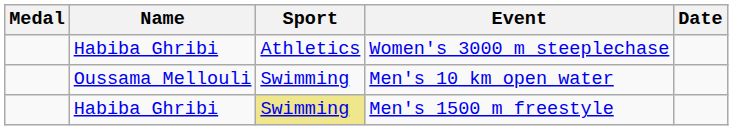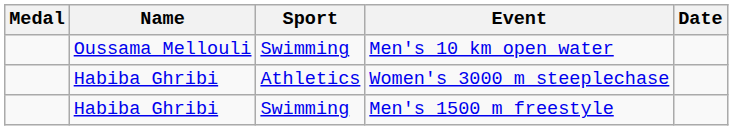rows swapped: (492, 80) <-> (519, 50)
(305, 110) khaki background -> (305, 110) no background
